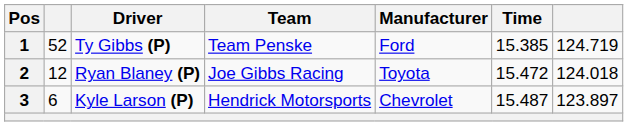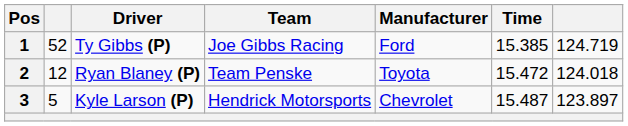(260, 46) Team Penske -> (276, 46) Joe Gibbs Racing
(276, 73) Joe Gibbs Racing -> (260, 73) Team Penske
(53, 100) 6 -> (53, 100) 5
